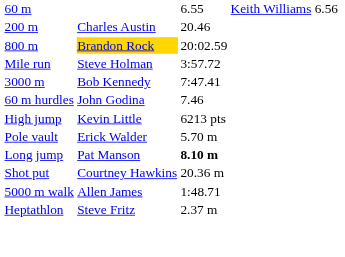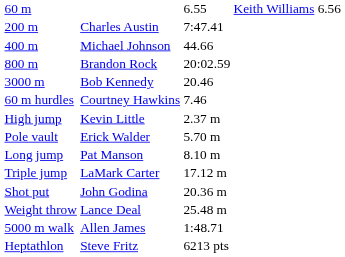(195, 27) 20.46 -> (204, 27) 7:47.41
+ row: (21, 45)
(116, 45) gold background -> (119, 63) no background
- row: (28, 63)
(201, 82) 7:47.41 -> (198, 82) 20.46
(111, 100) John Godina -> (130, 100) Courtney Hawkins
(203, 118) 6213 pts -> (202, 118) 2.37 m
(199, 155) bold -> (202, 155) normal
+ row: (36, 173)
(127, 173) Courtney Hawkins -> (114, 191) John Godina
+ row: (41, 209)
(199, 209) 2.37 m -> (206, 246) 6213 pts
